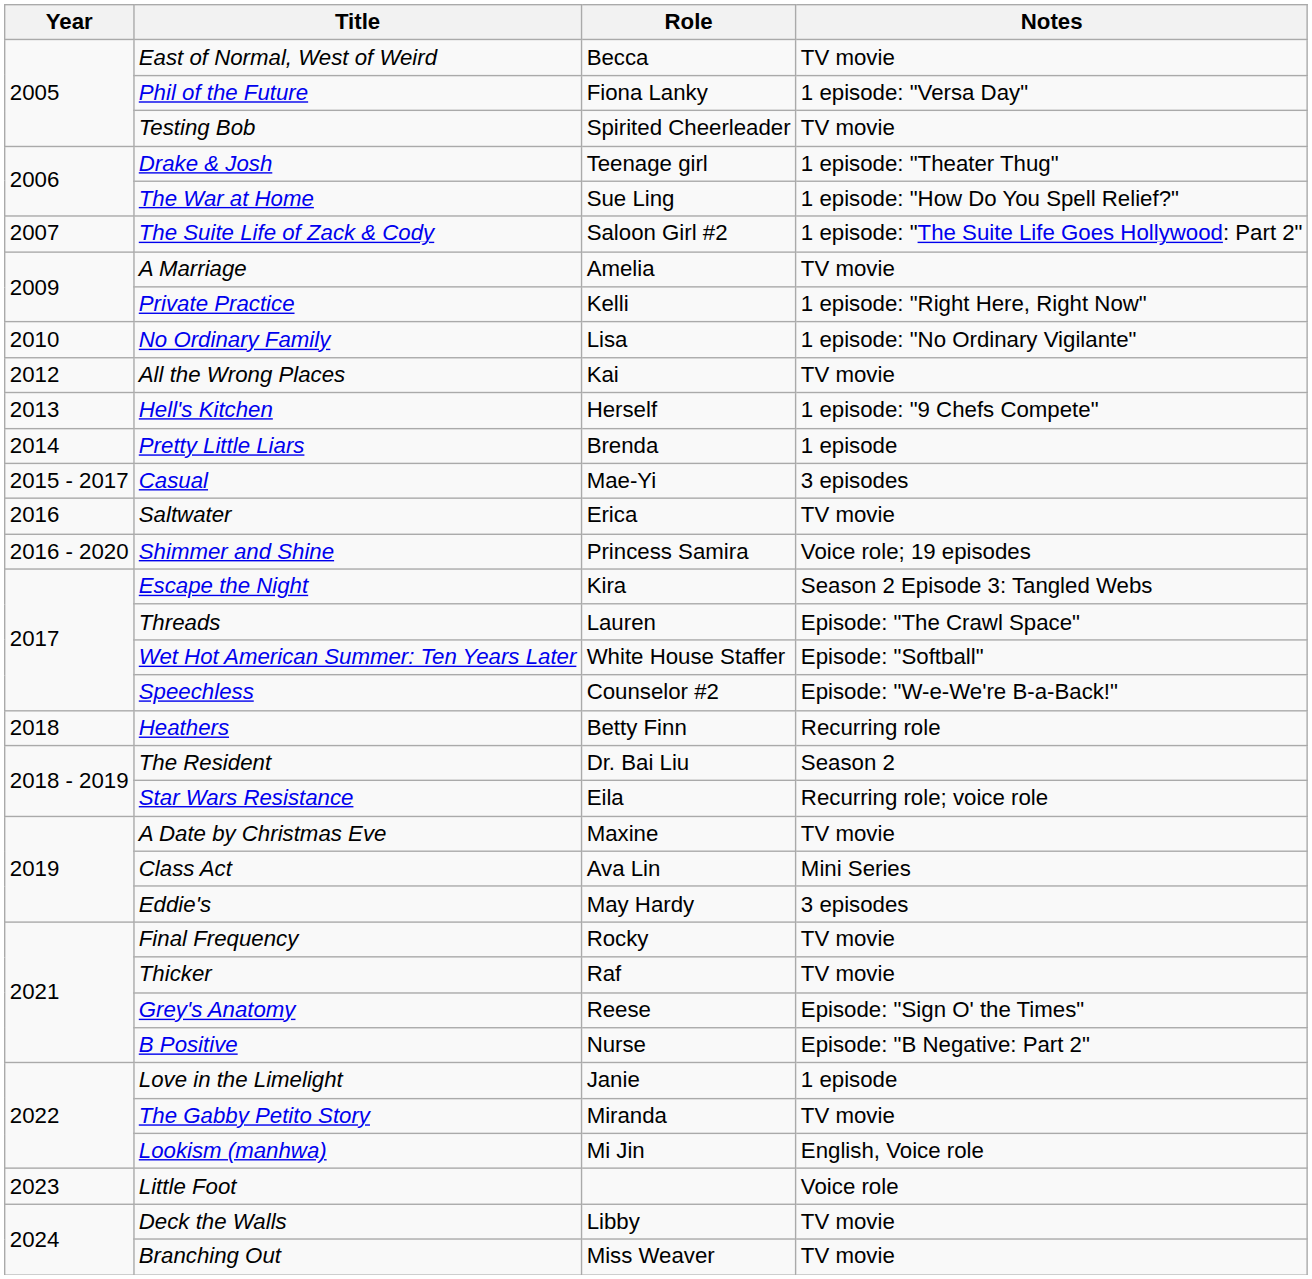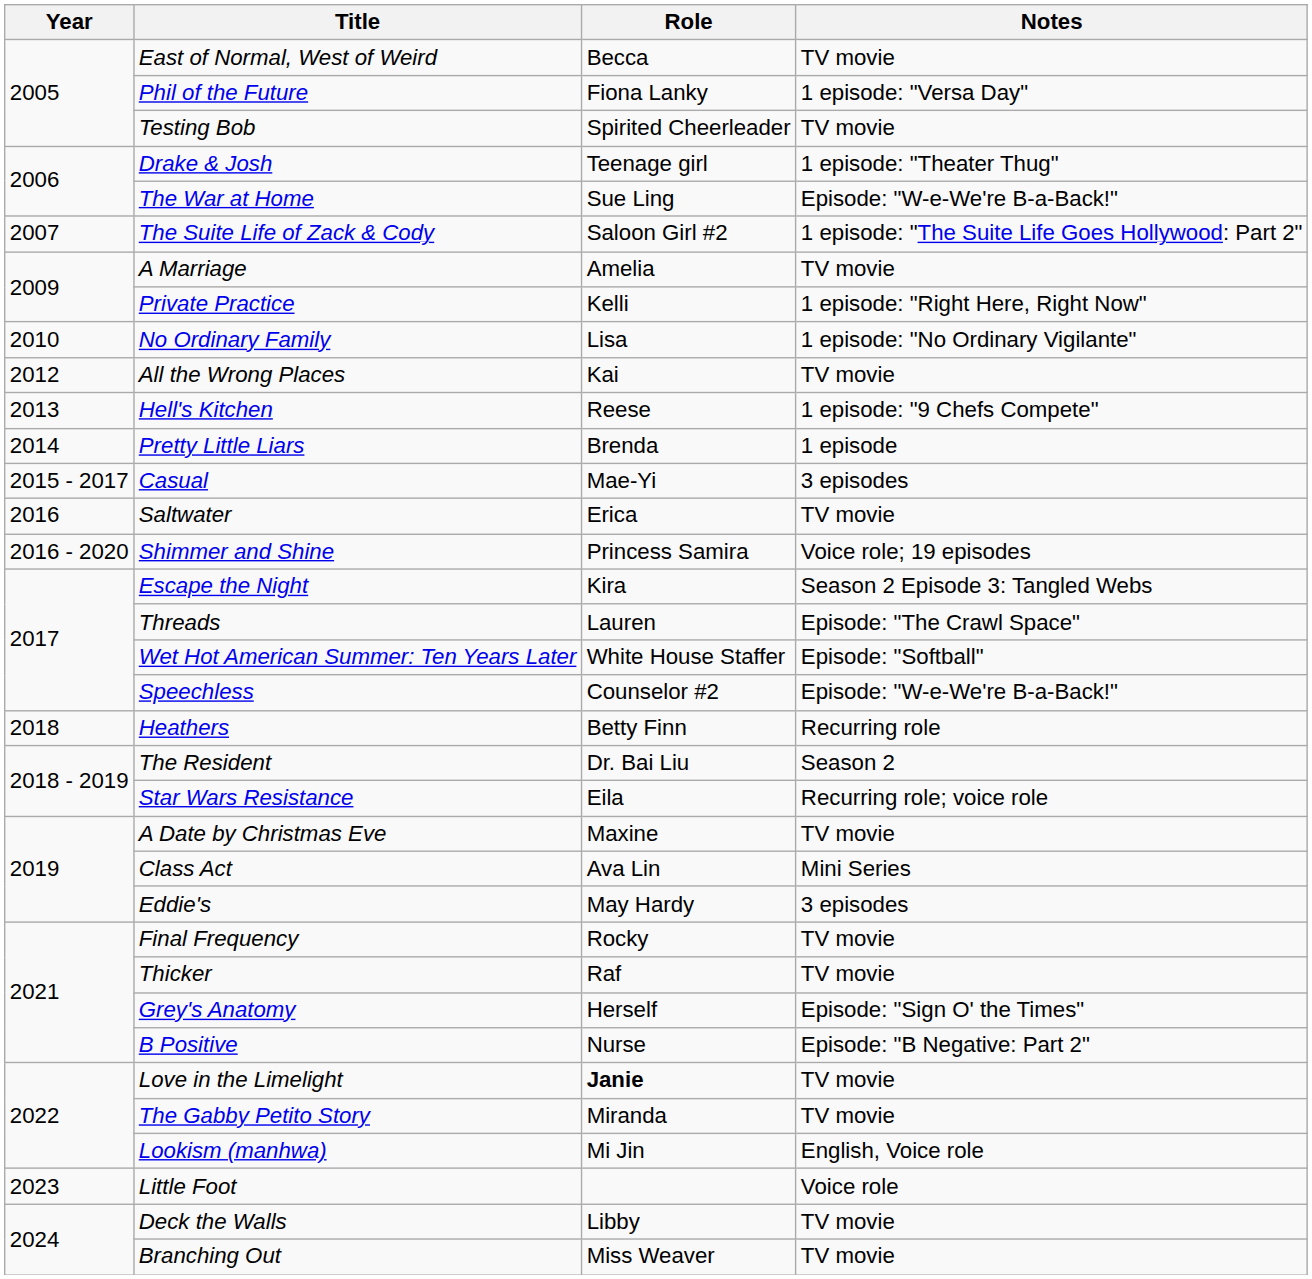(990, 198) 1 episode: "How Do You Spell Relief?" -> (959, 198) Episode: "W-e-We're B-a-Back!"
(622, 410) Herself -> (619, 410) Reese
(619, 1009) Reese -> (622, 1009) Herself
(613, 1080) normal -> (615, 1080) bold
(849, 1080) 1 episode -> (848, 1080) TV movie
